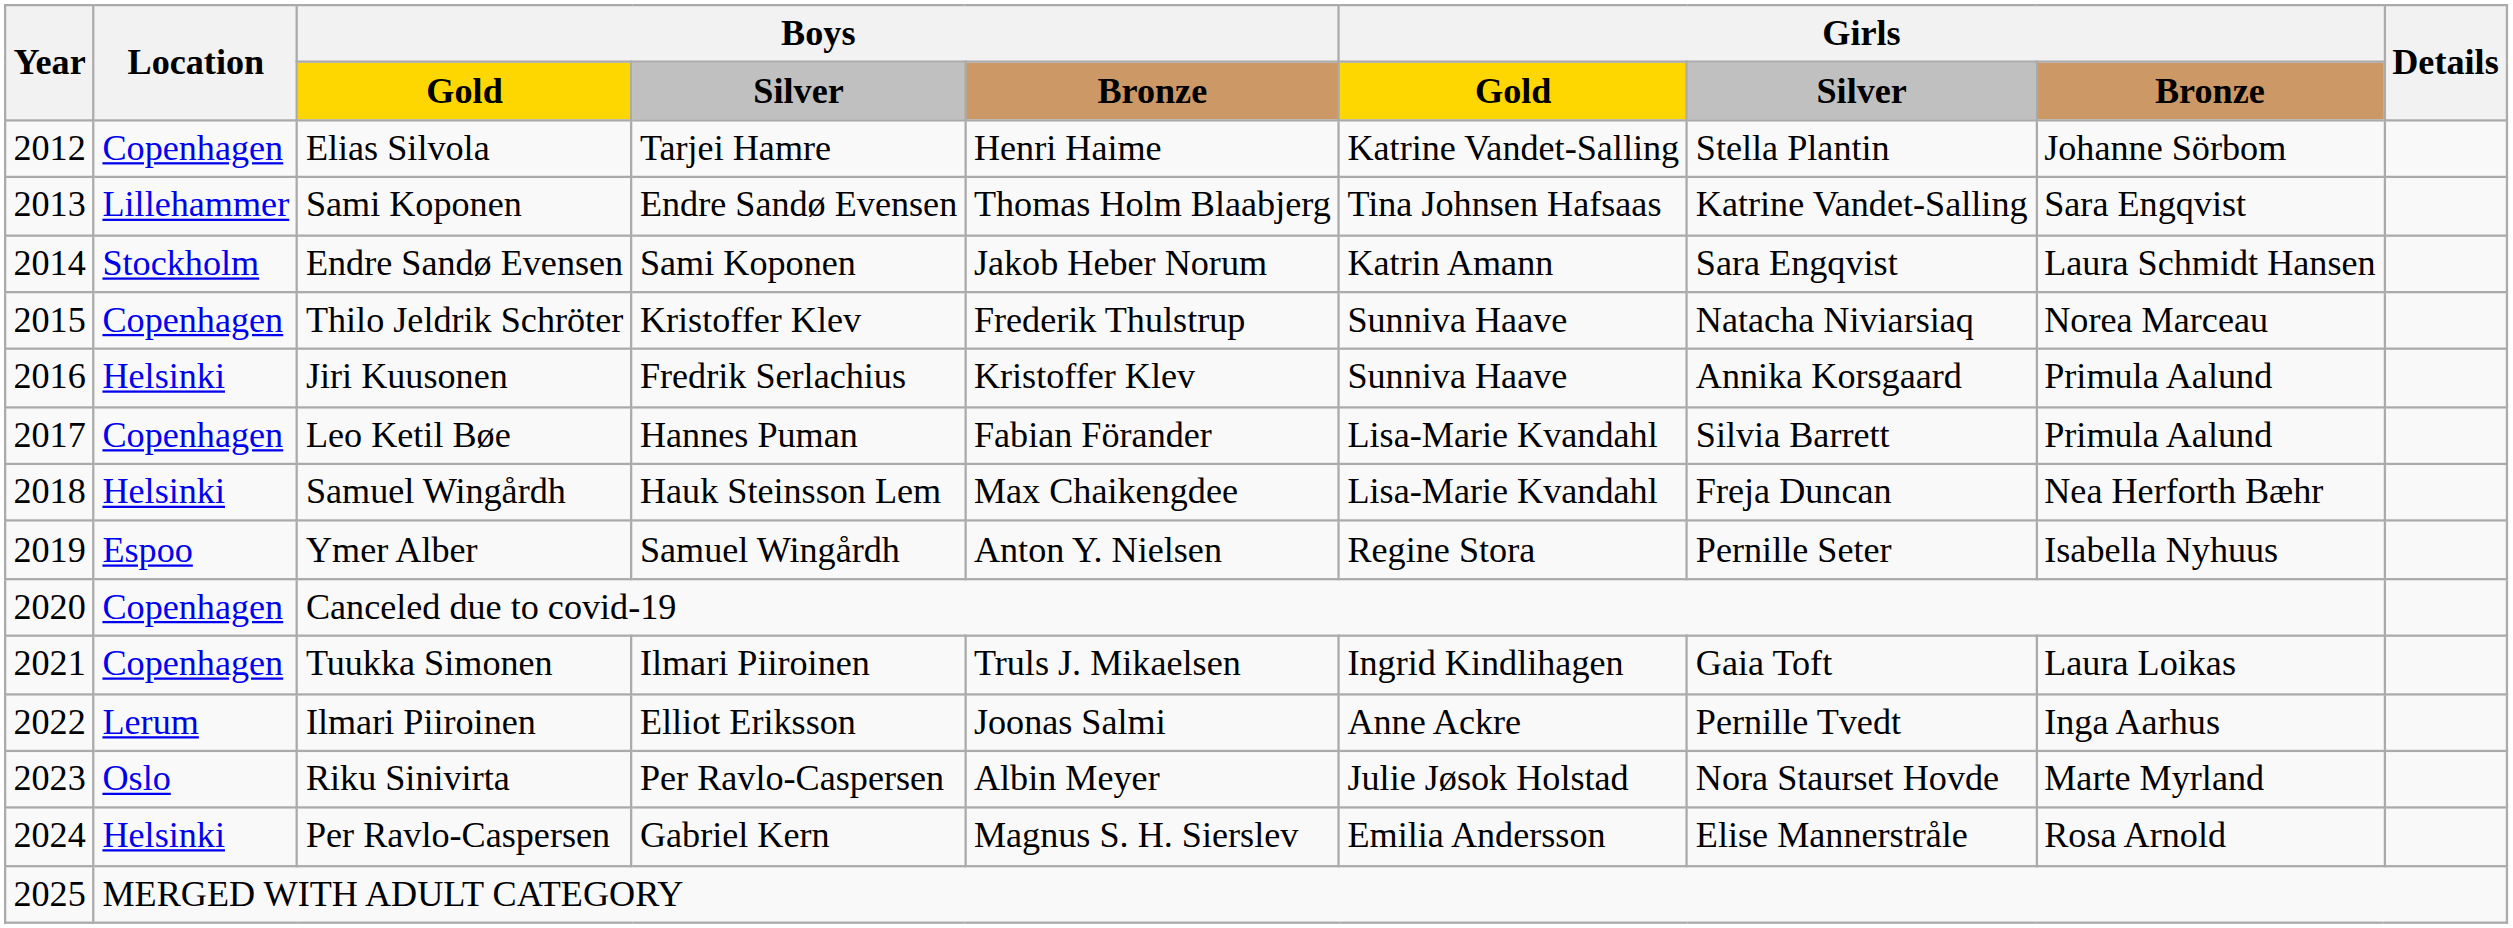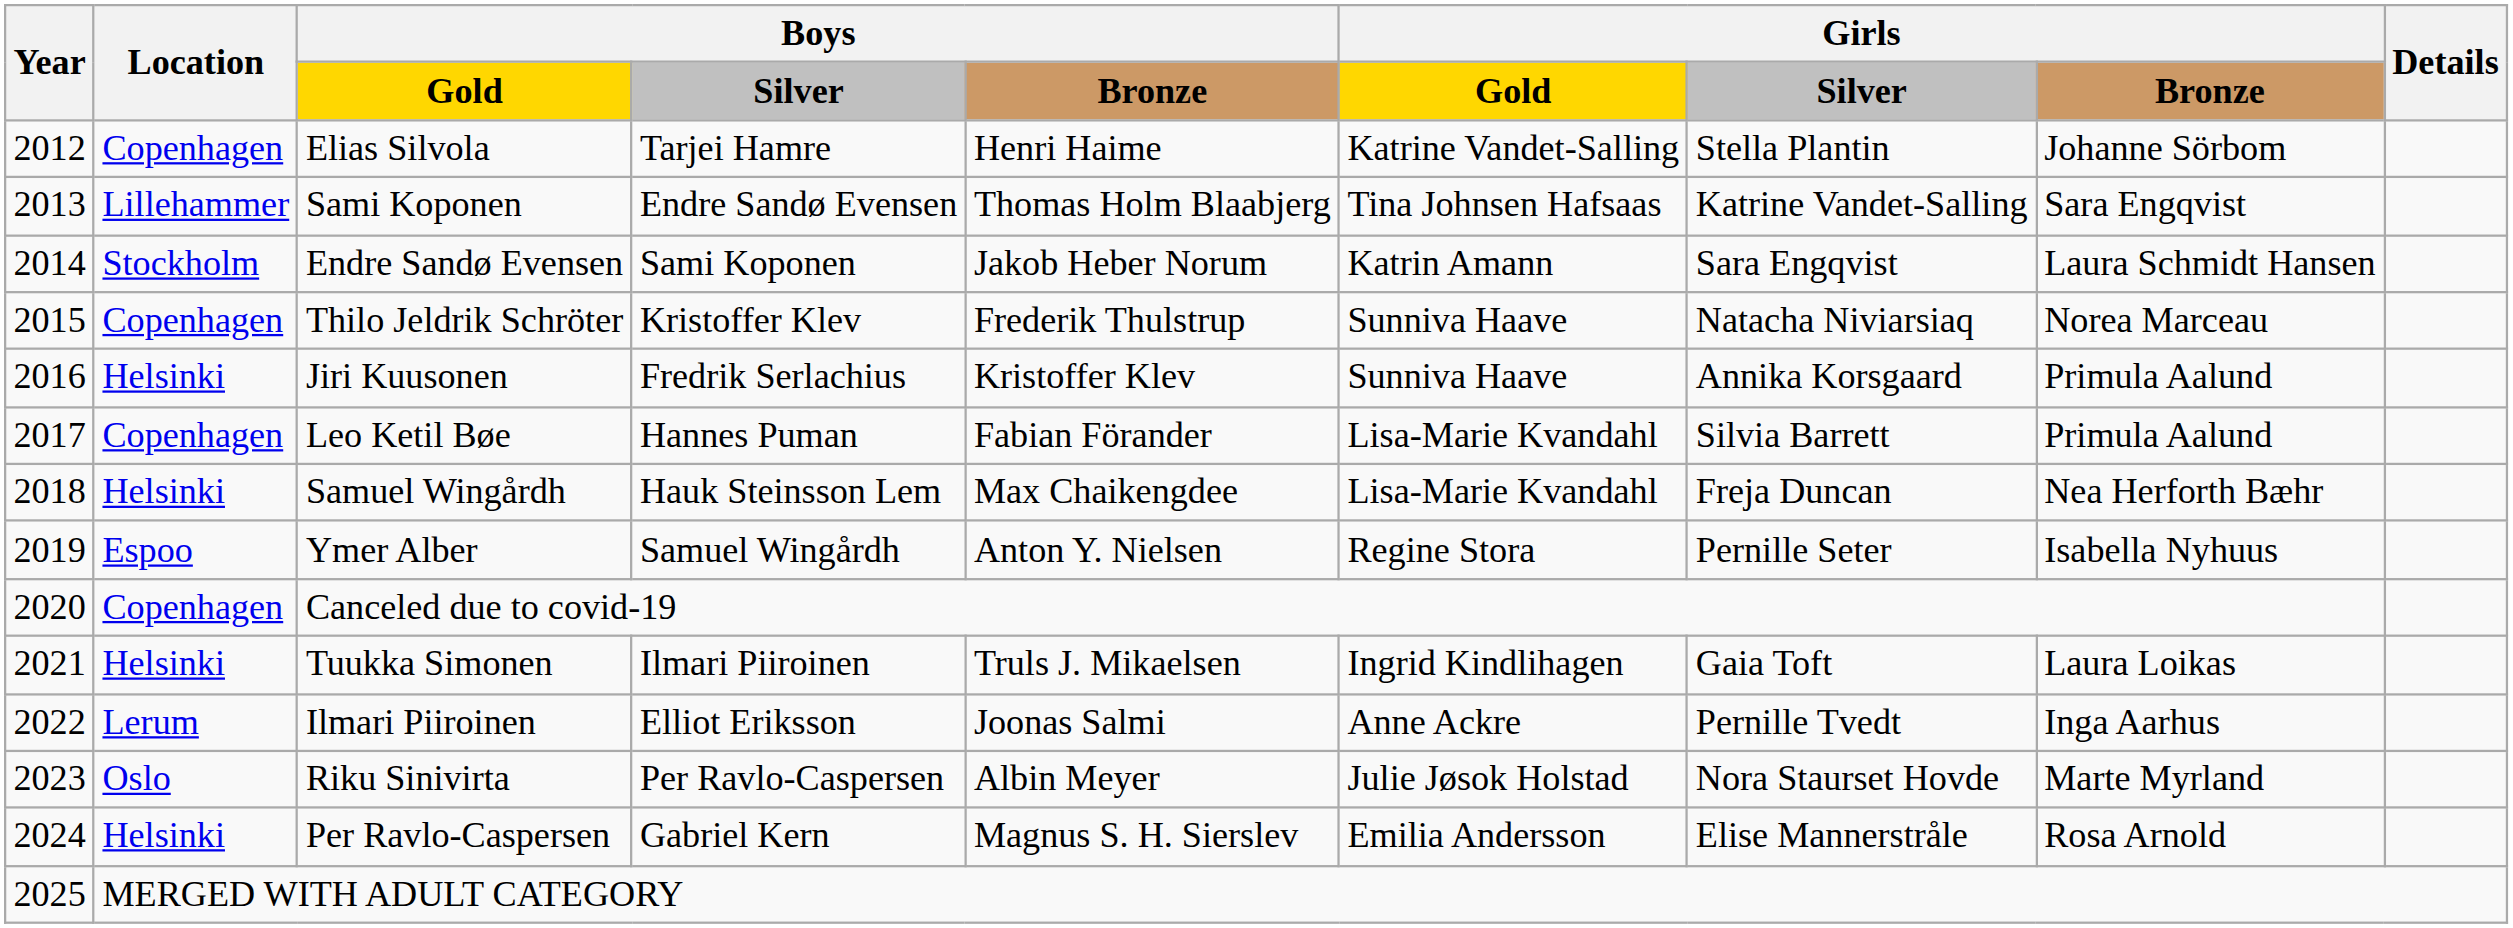(193, 663) Copenhagen -> (164, 663) Helsinki
